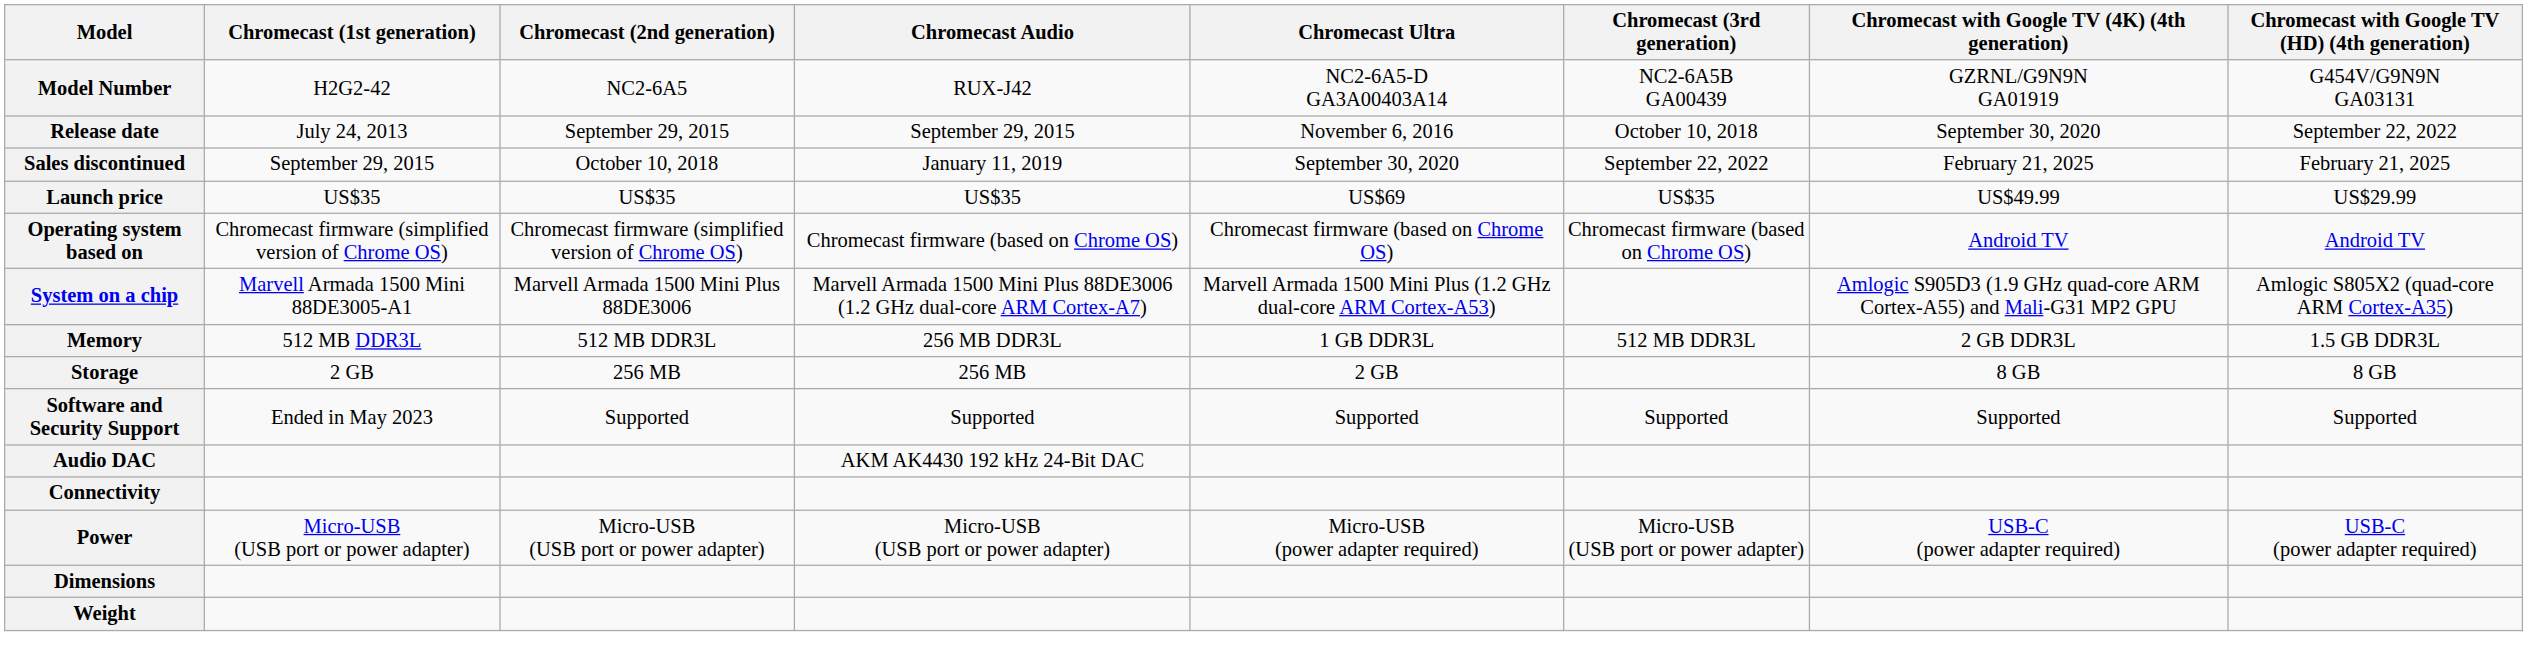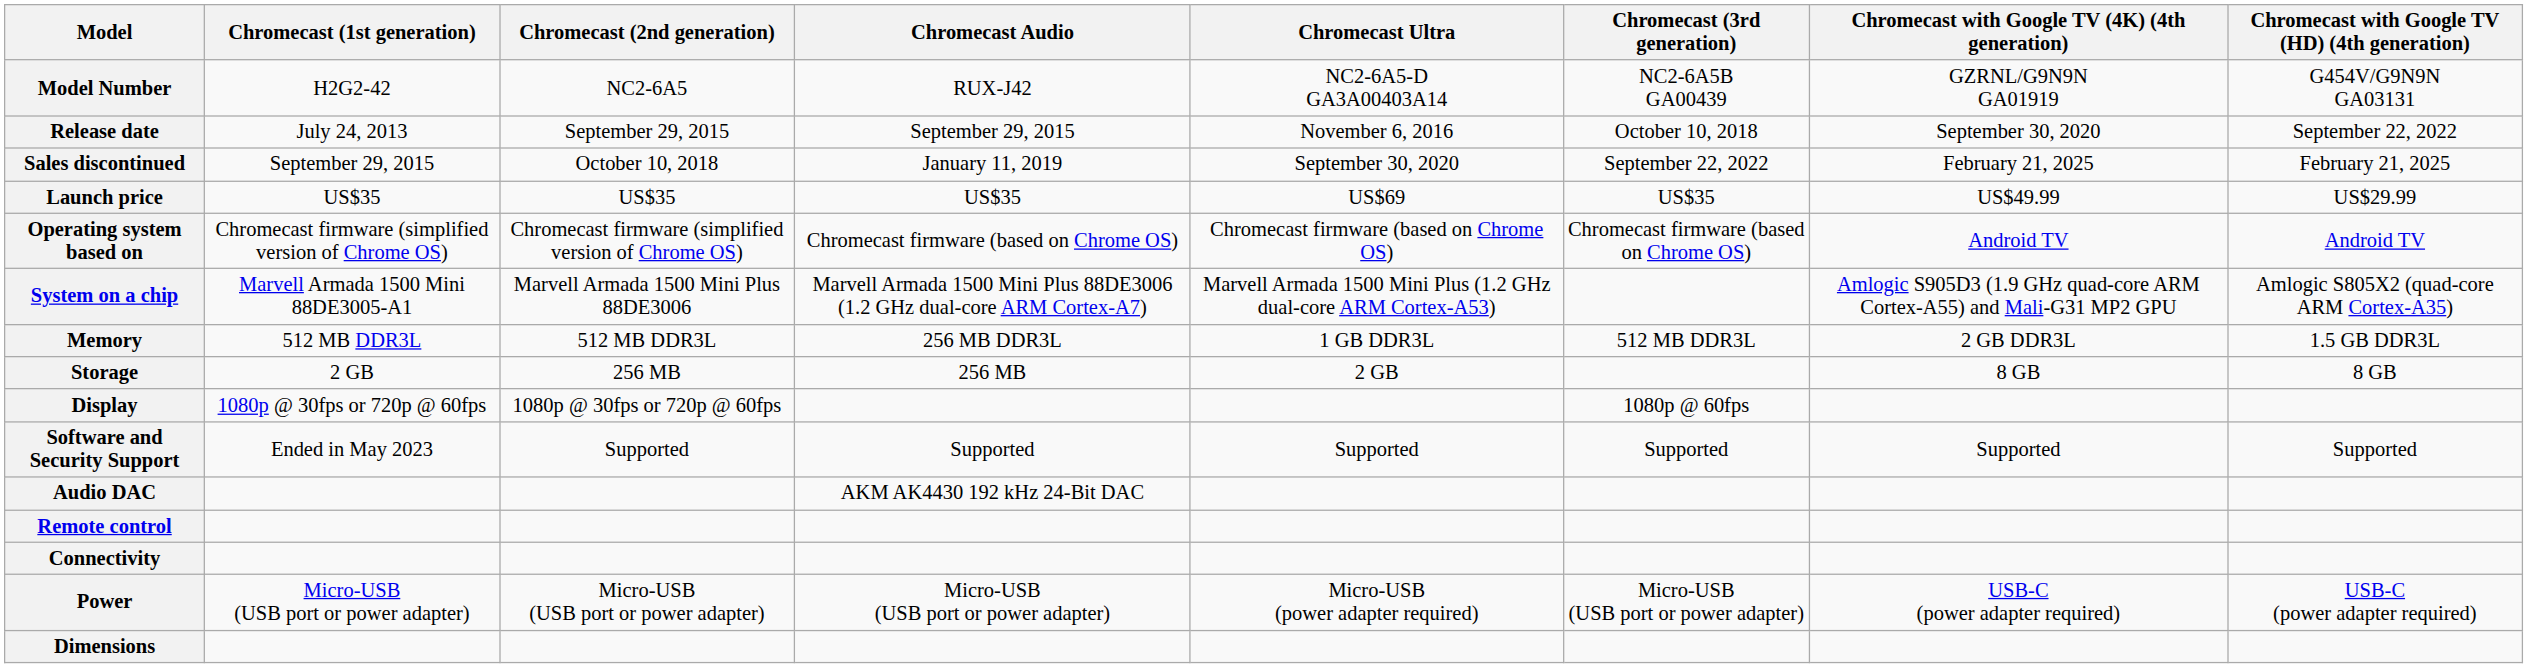+ row: (105, 405)
+ row: (105, 525)
- row: (105, 613)
